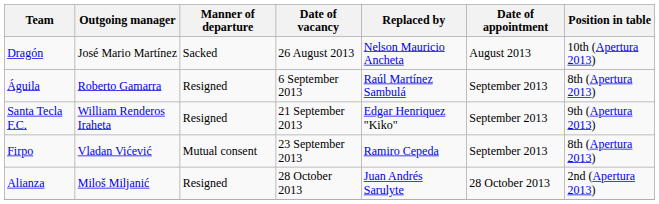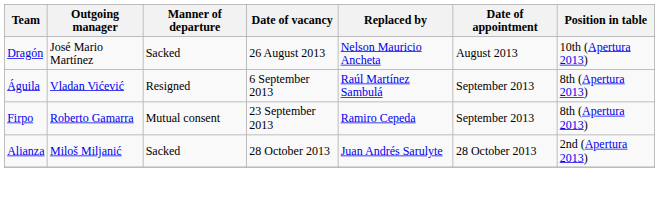(120, 85) Roberto Gamarra -> (87, 85) Vladan Vićević
- row: (35, 118)
(115, 150) Vladan Vićević -> (92, 118) Roberto Gamarra
(205, 183) Resigned -> (163, 150) Sacked
